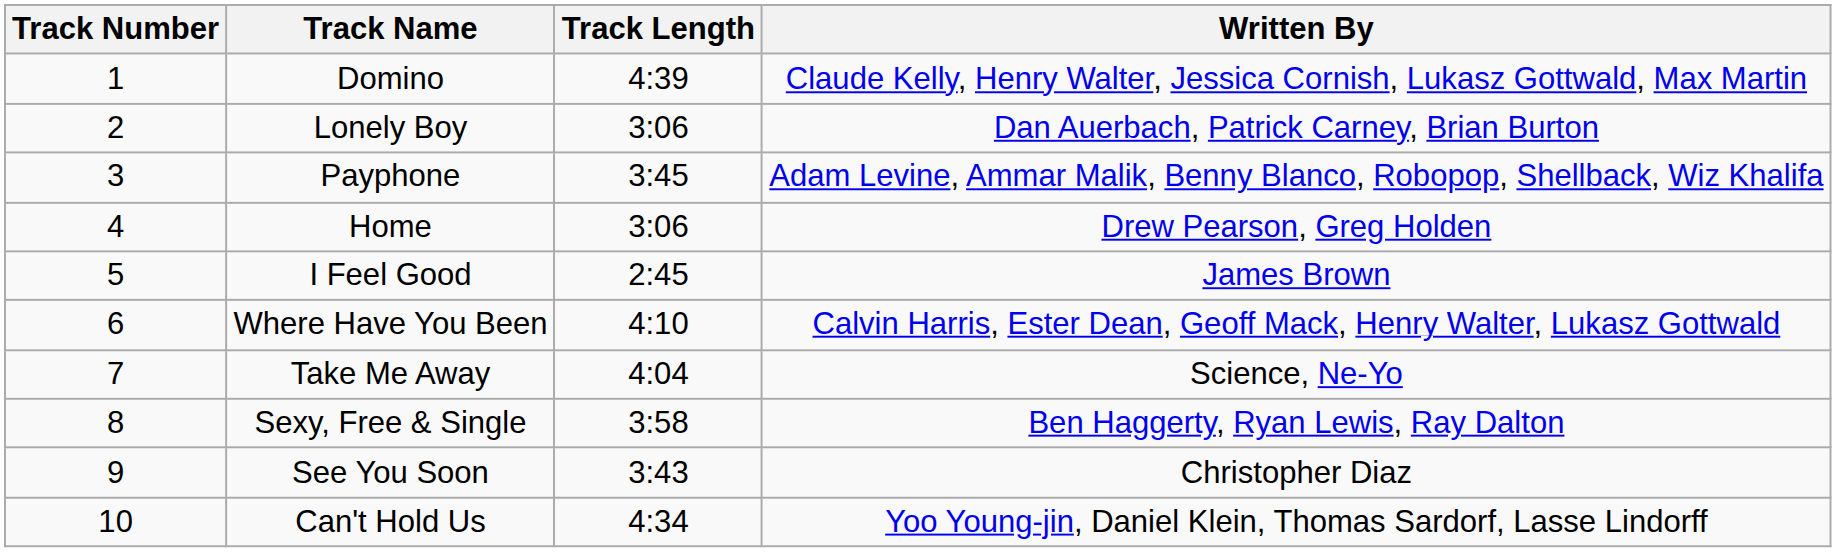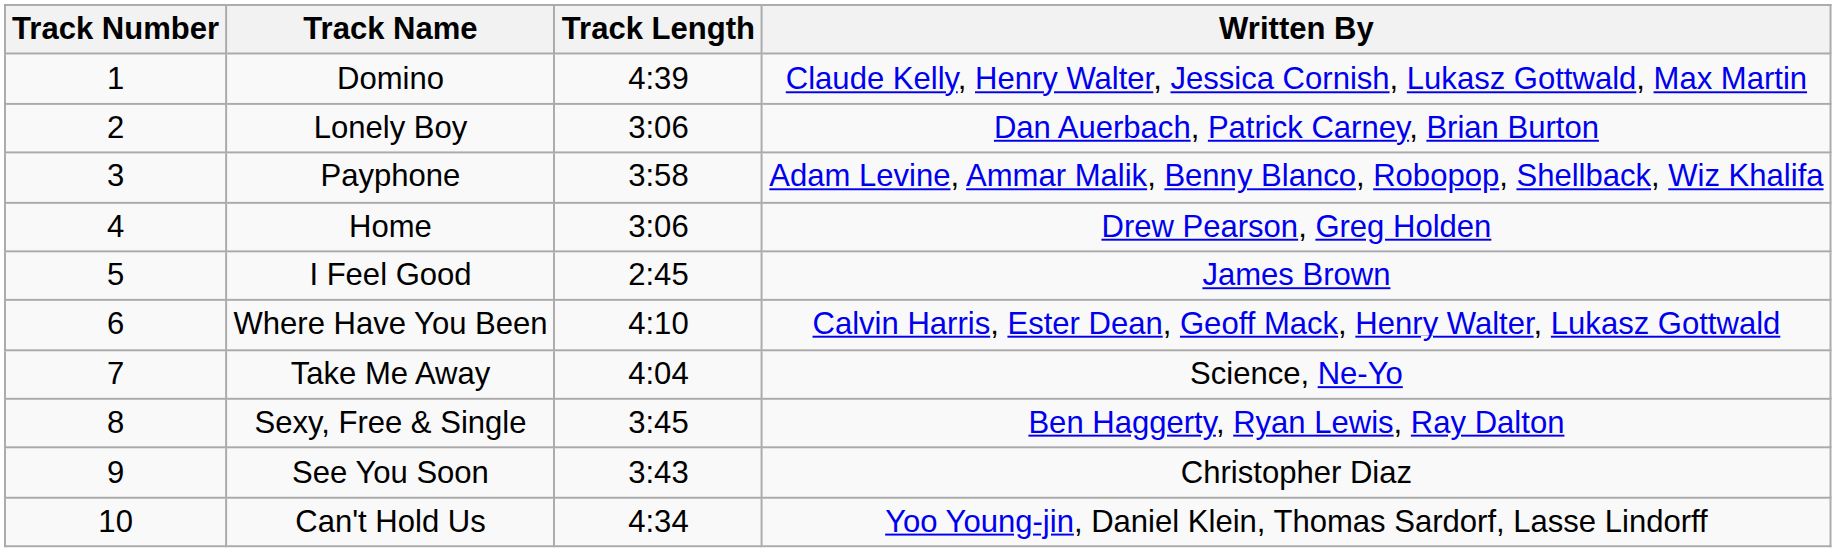(658, 176) 3:45 -> (658, 176) 3:58
(658, 422) 3:58 -> (658, 422) 3:45
